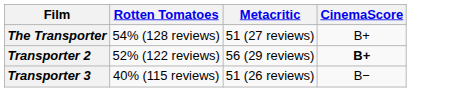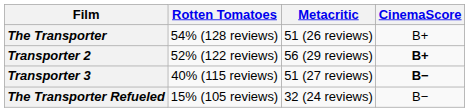(270, 35) 51 (27 reviews) -> (328, 35) 51 (26 reviews)
(270, 76) 51 (26 reviews) -> (328, 76) 51 (27 reviews)
(362, 76) normal -> (420, 76) bold
+ row: (86, 96)
